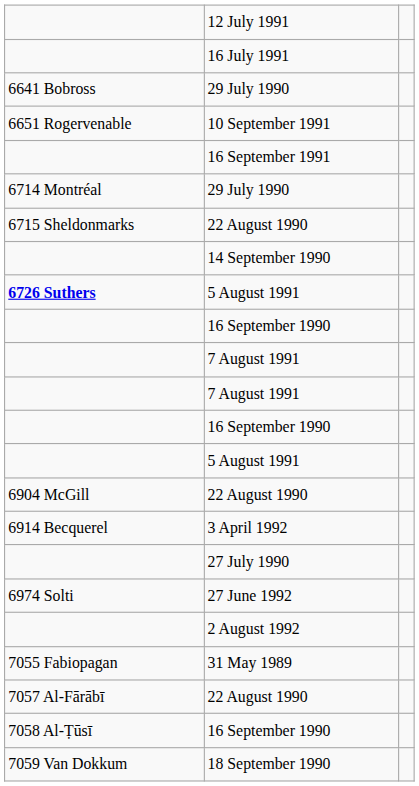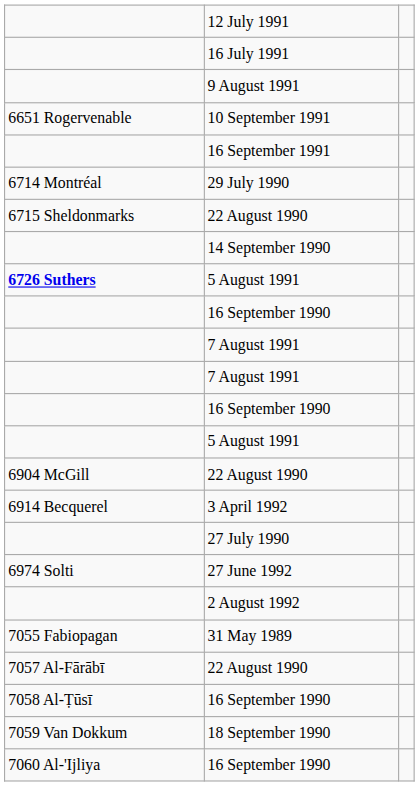- row: (52, 89)
+ row: (104, 86)
+ row: (54, 765)
